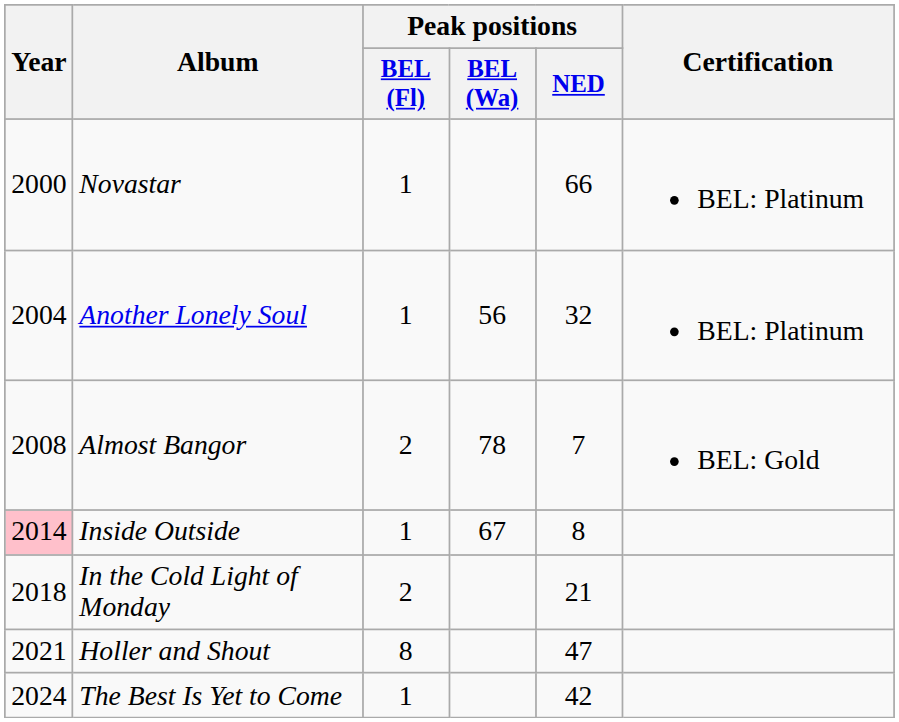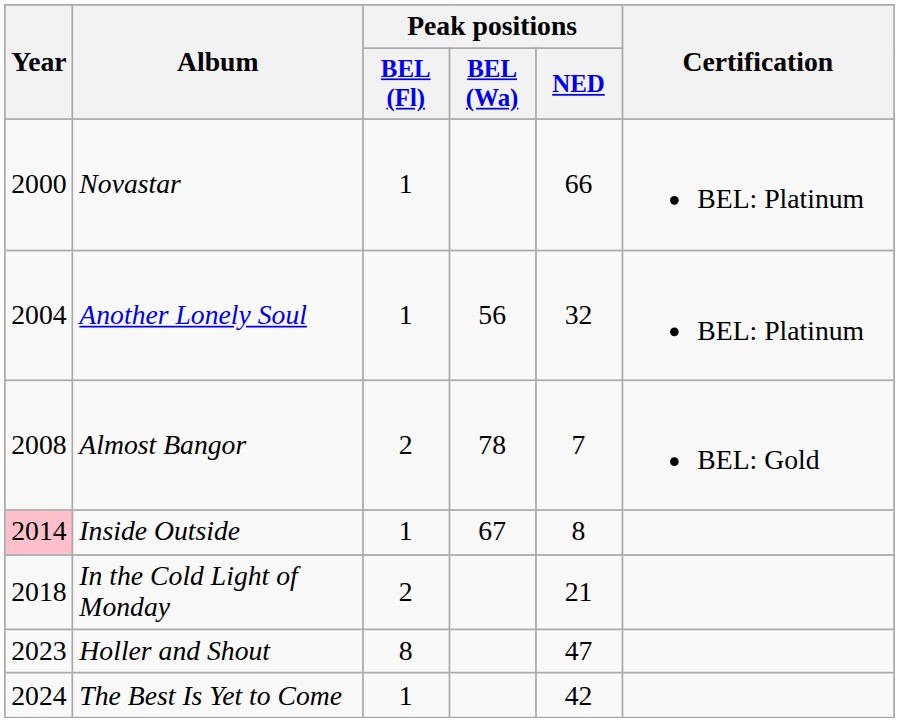(39, 650) 2021 -> (39, 650) 2023
